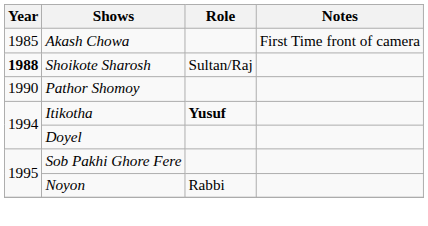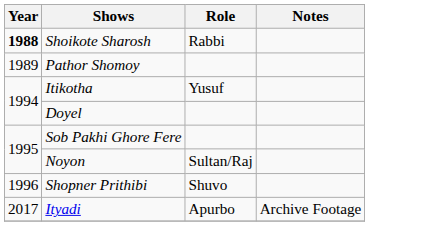- row: (87, 40)
(221, 64) Sultan/Raj -> (207, 40) Rabbi
(23, 88) 1990 -> (23, 64) 1989
(207, 112) bold -> (206, 88) normal
(207, 185) Rabbi -> (221, 161) Sultan/Raj
+ row: (96, 185)
+ row: (63, 209)
